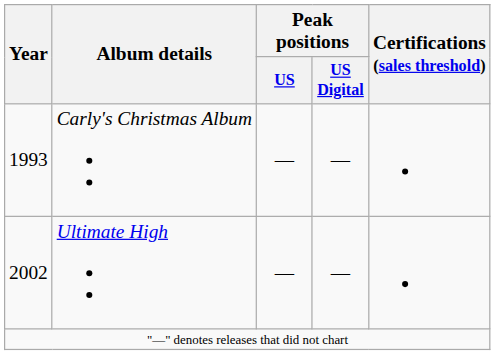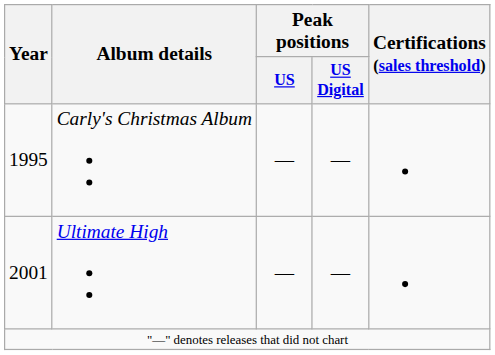(28, 159) 1993 -> (28, 159) 1995
(28, 272) 2002 -> (28, 272) 2001
